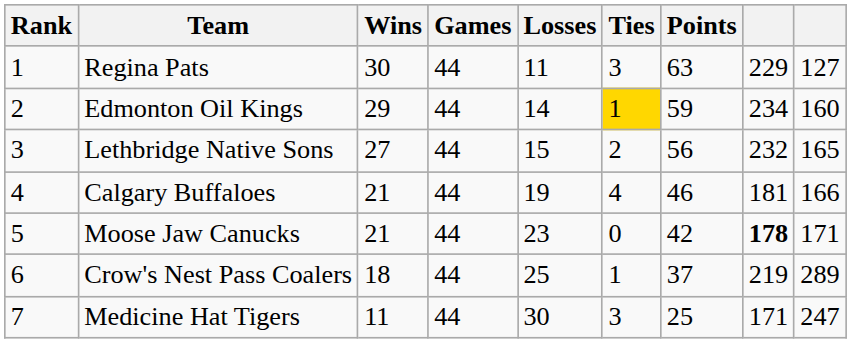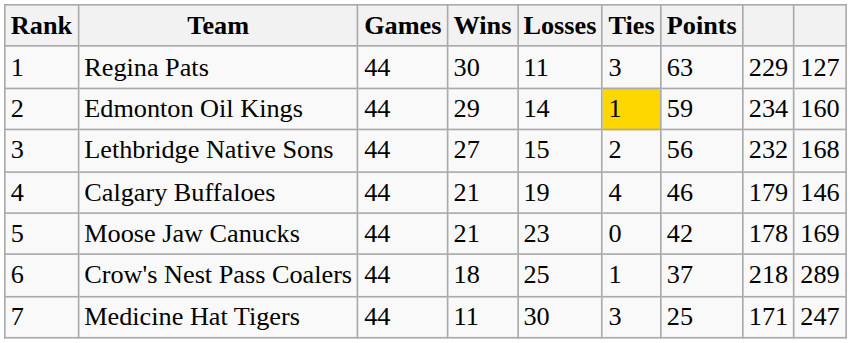columns swapped: (473, 25) <-> (393, 25)
(820, 150) 165 -> (820, 150) 168
(769, 191) 181 -> (769, 191) 179
(820, 191) 166 -> (820, 191) 146
(769, 233) bold -> (769, 233) normal
(820, 233) 171 -> (820, 233) 169
(769, 274) 219 -> (769, 274) 218
